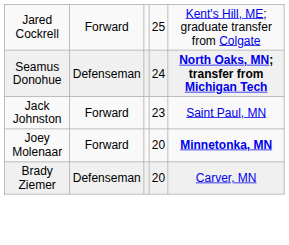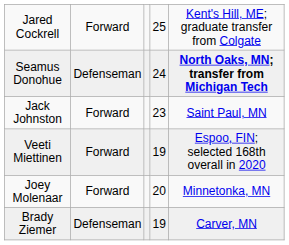+ row: (38, 152)
(226, 145) bold -> (227, 191) normal
(159, 177) 20 -> (159, 223) 19
